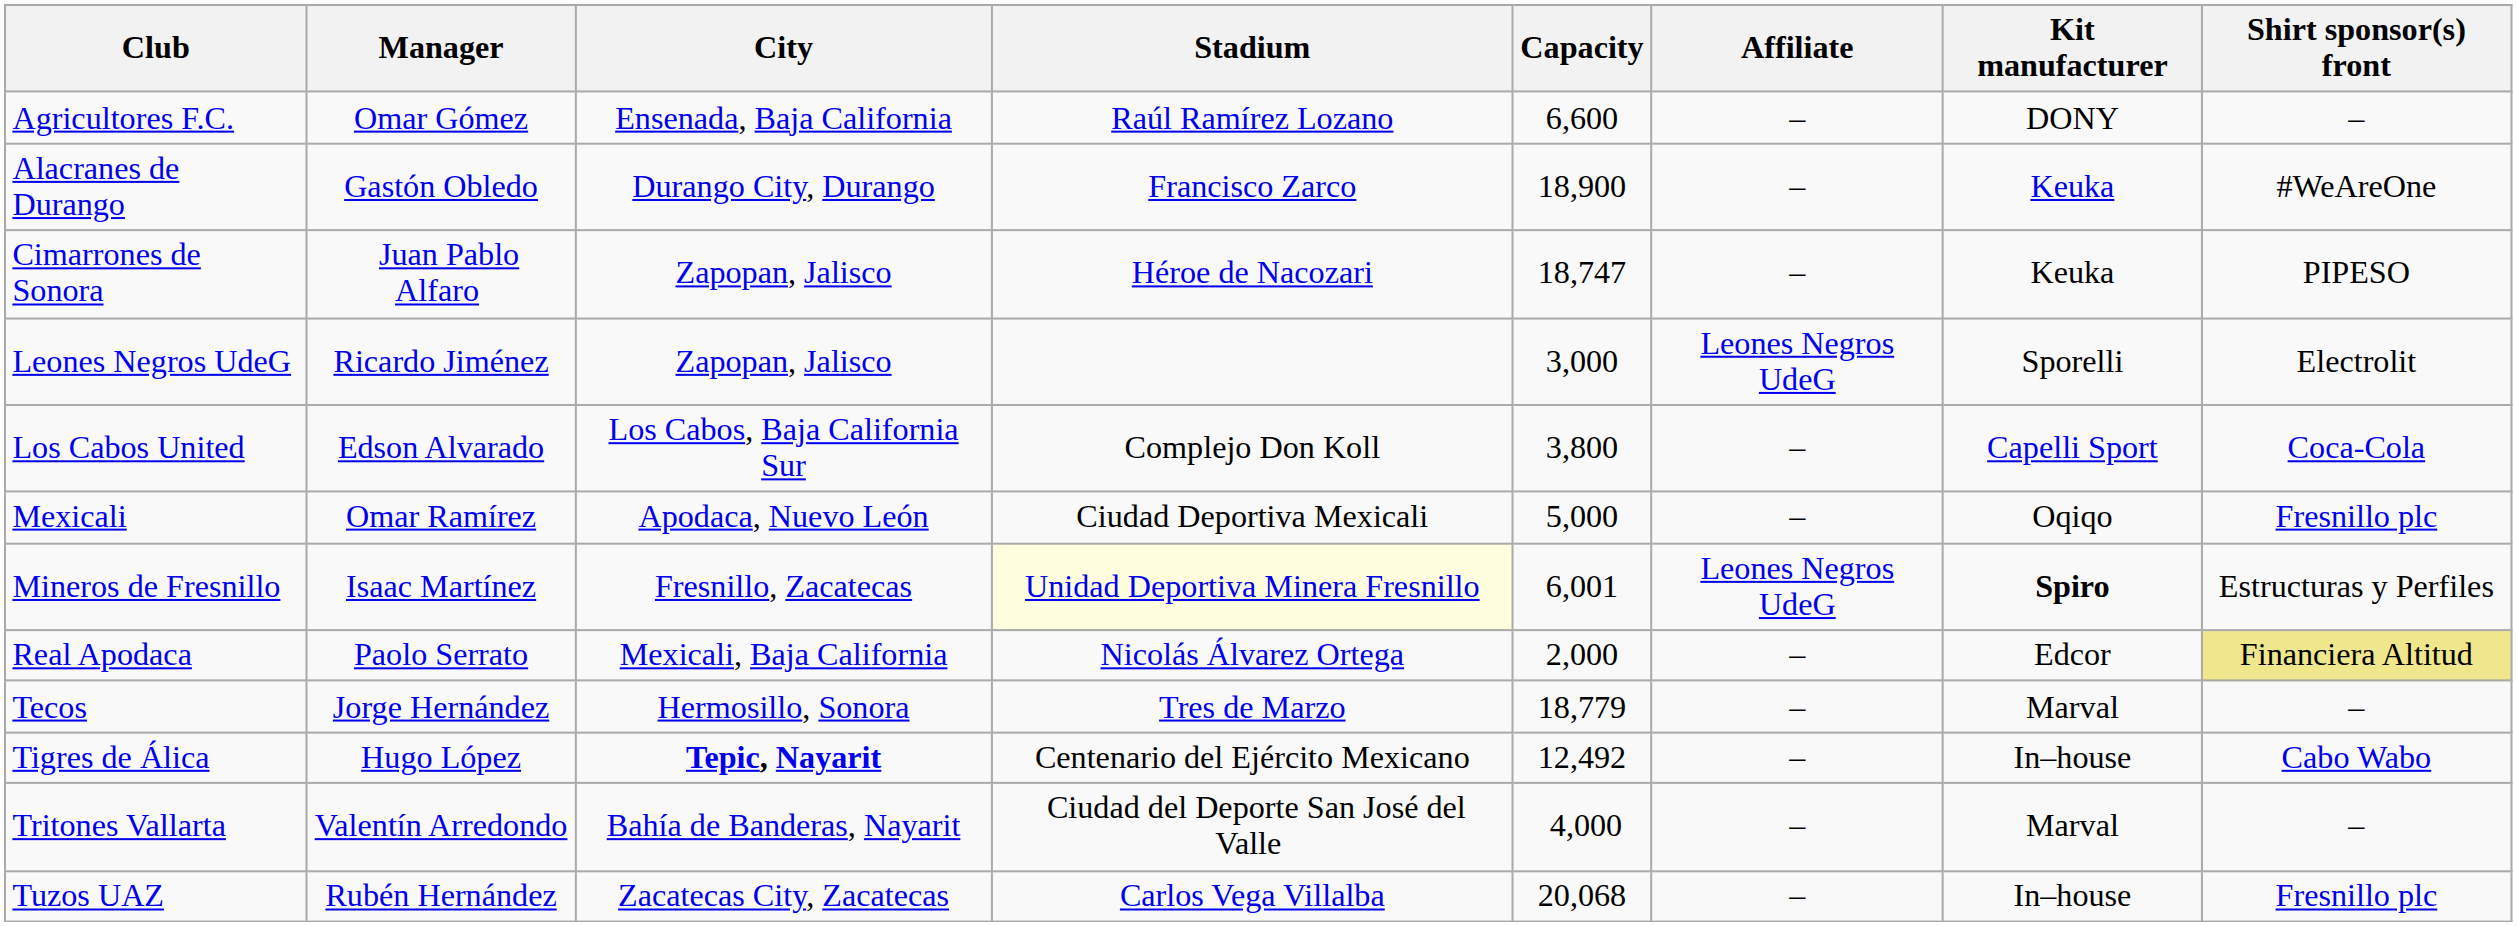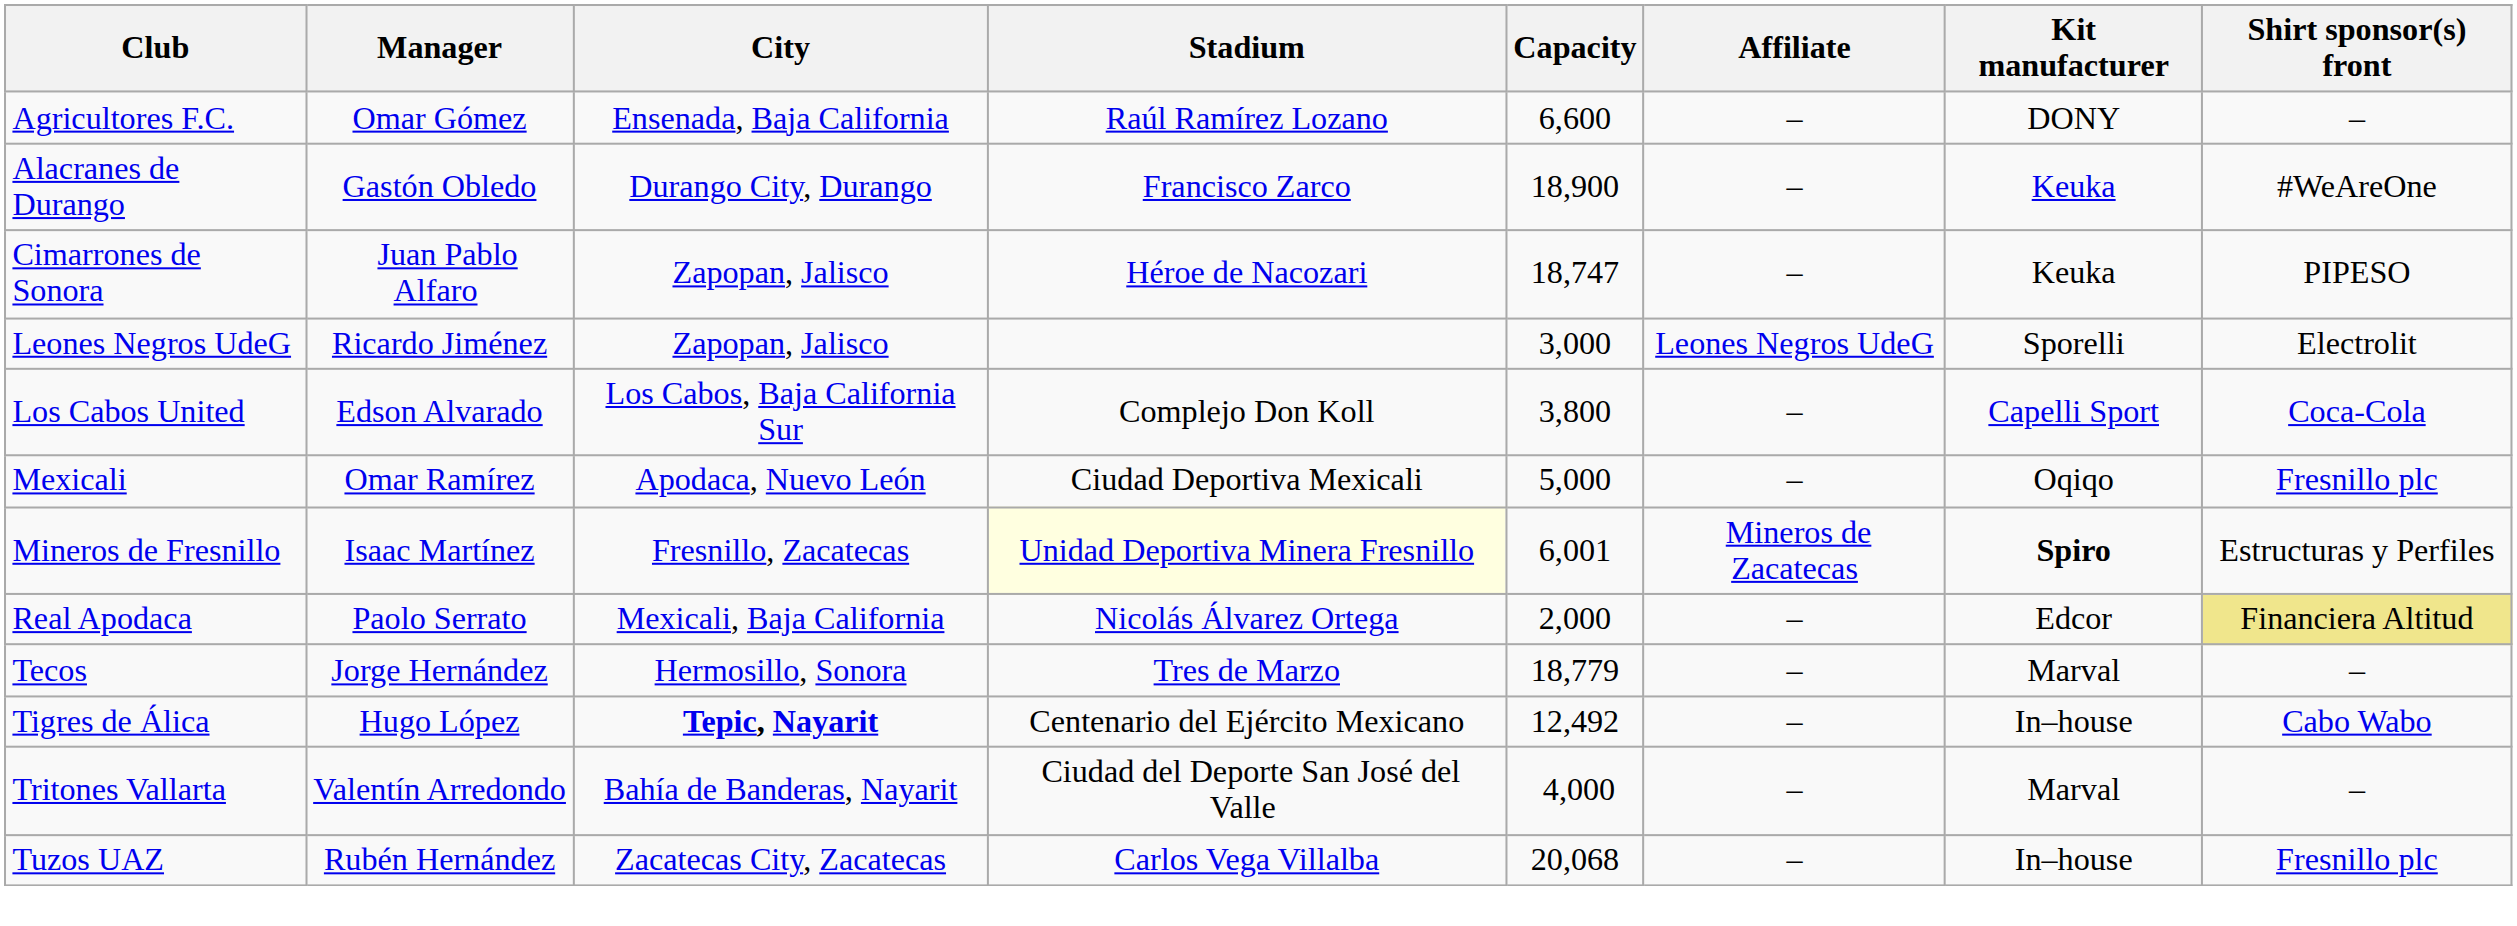(1797, 586) Leones Negros UdeG -> (1795, 549) Mineros de Zacatecas
